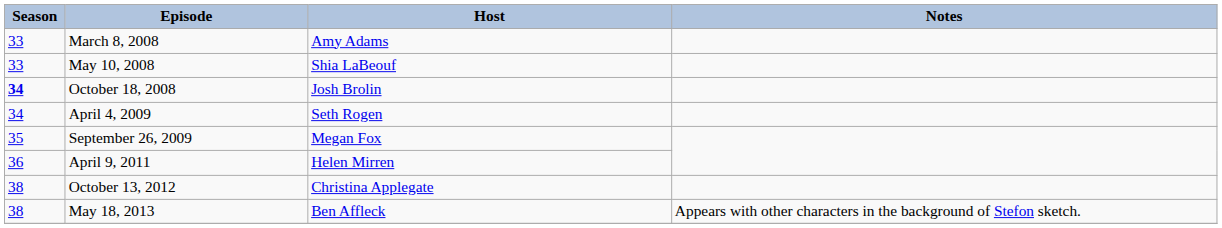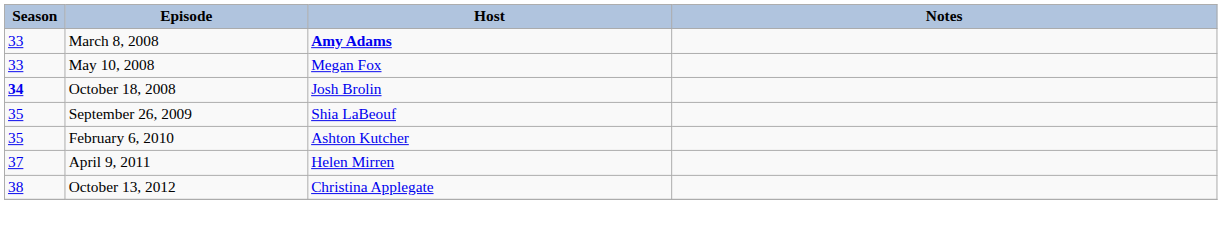(350, 41) normal -> (351, 41) bold
(354, 65) Shia LaBeouf -> (346, 65) Megan Fox
- row: (110, 114)
(346, 138) Megan Fox -> (354, 114) Shia LaBeouf
+ row: (121, 138)
(16, 162) 36 -> (16, 162) 37
- row: (112, 211)
